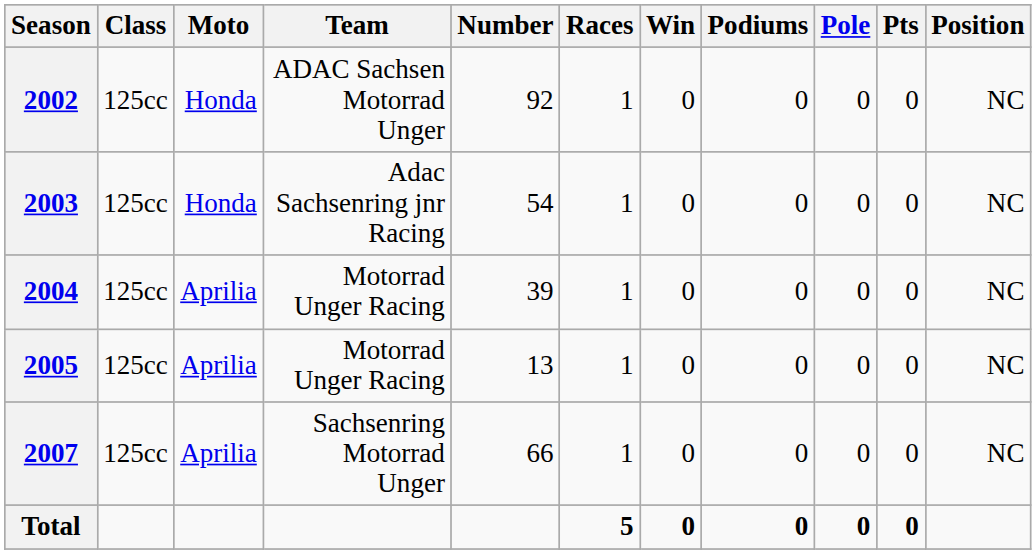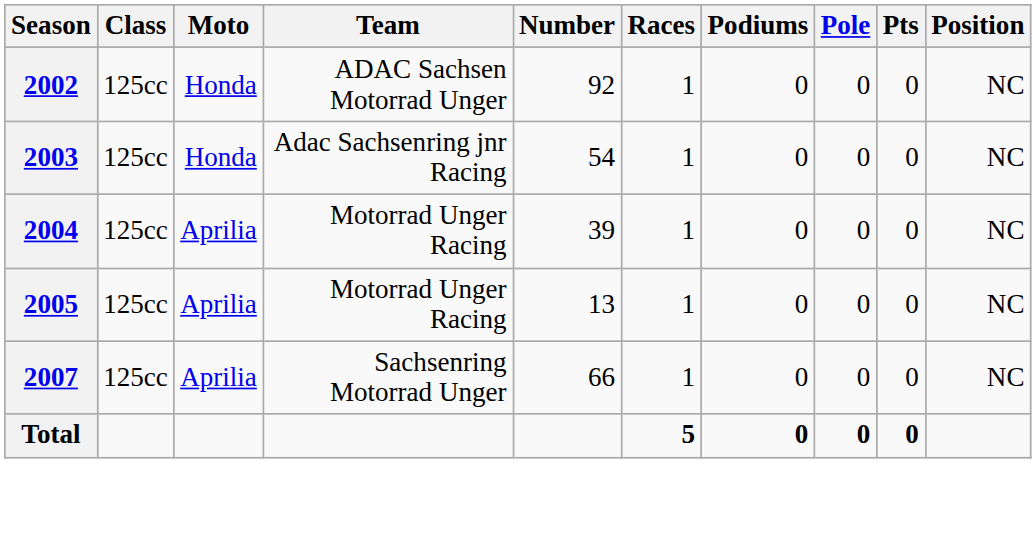- column: (671, 25)
